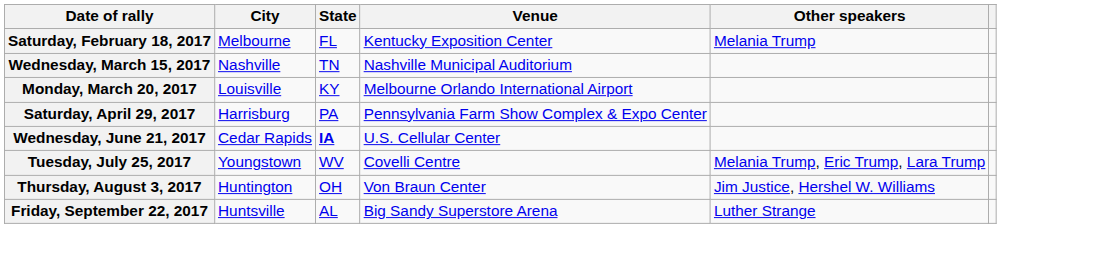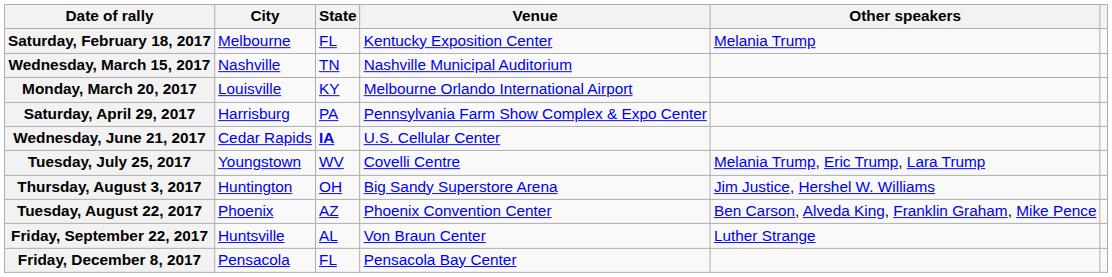(425, 187) Von Braun Center -> (461, 187) Big Sandy Superstore Arena
+ row: (109, 211)
(461, 211) Big Sandy Superstore Arena -> (425, 235) Von Braun Center
+ row: (109, 260)
